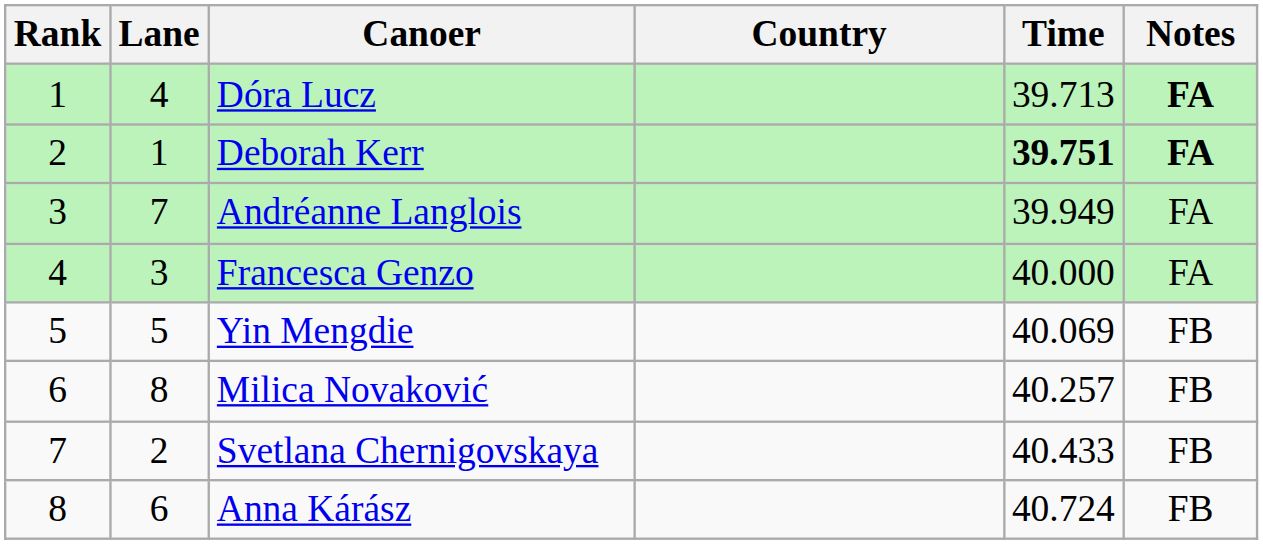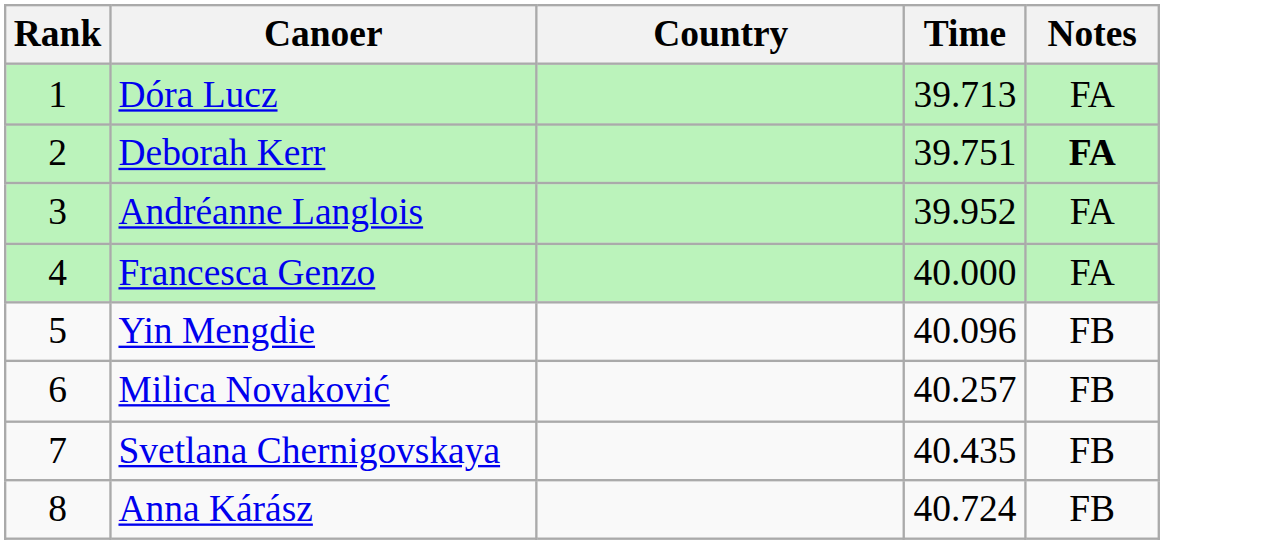- column: (159, 34)
(1191, 93) bold -> (1092, 93) normal
(1063, 152) bold -> (965, 152) normal
(1063, 212) 39.949 -> (965, 212) 39.952
(1063, 331) 40.069 -> (965, 331) 40.096
(1063, 449) 40.433 -> (965, 449) 40.435
